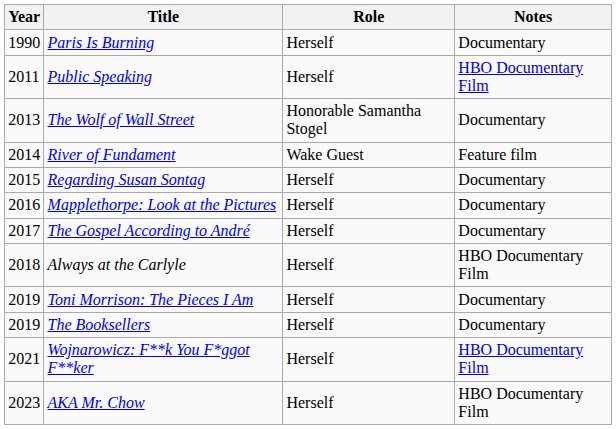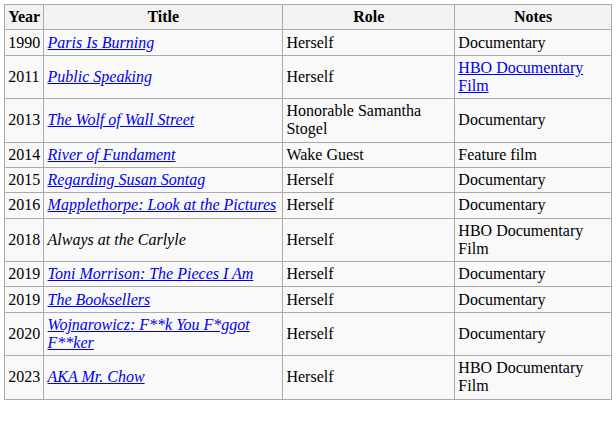- row: (149, 230)
(24, 359) 2021 -> (24, 333) 2020
(521, 359) HBO Documentary Film -> (502, 333) Documentary
